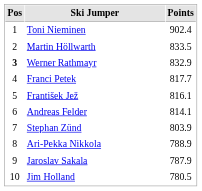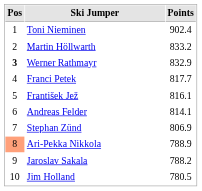(181, 46) 833.5 -> (181, 46) 833.2
(181, 128) 803.9 -> (181, 128) 806.9
(15, 144) no background -> (15, 144) lightsalmon background
(181, 160) 787.9 -> (181, 160) 788.2
